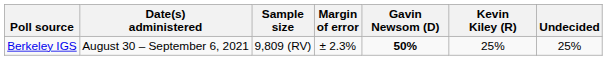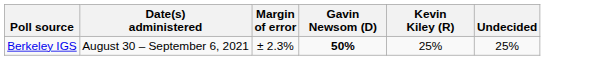- column: (283, 21)
